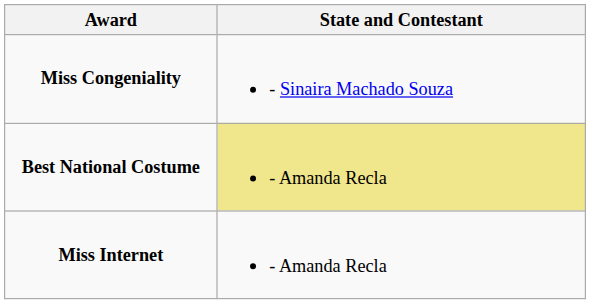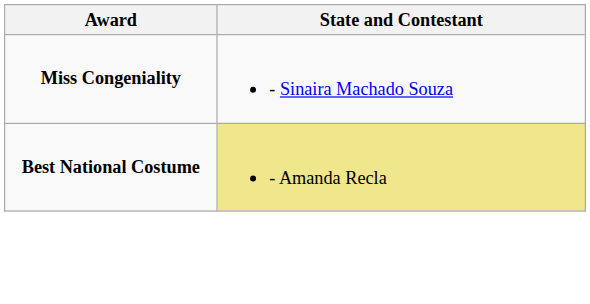- row: (111, 255)
